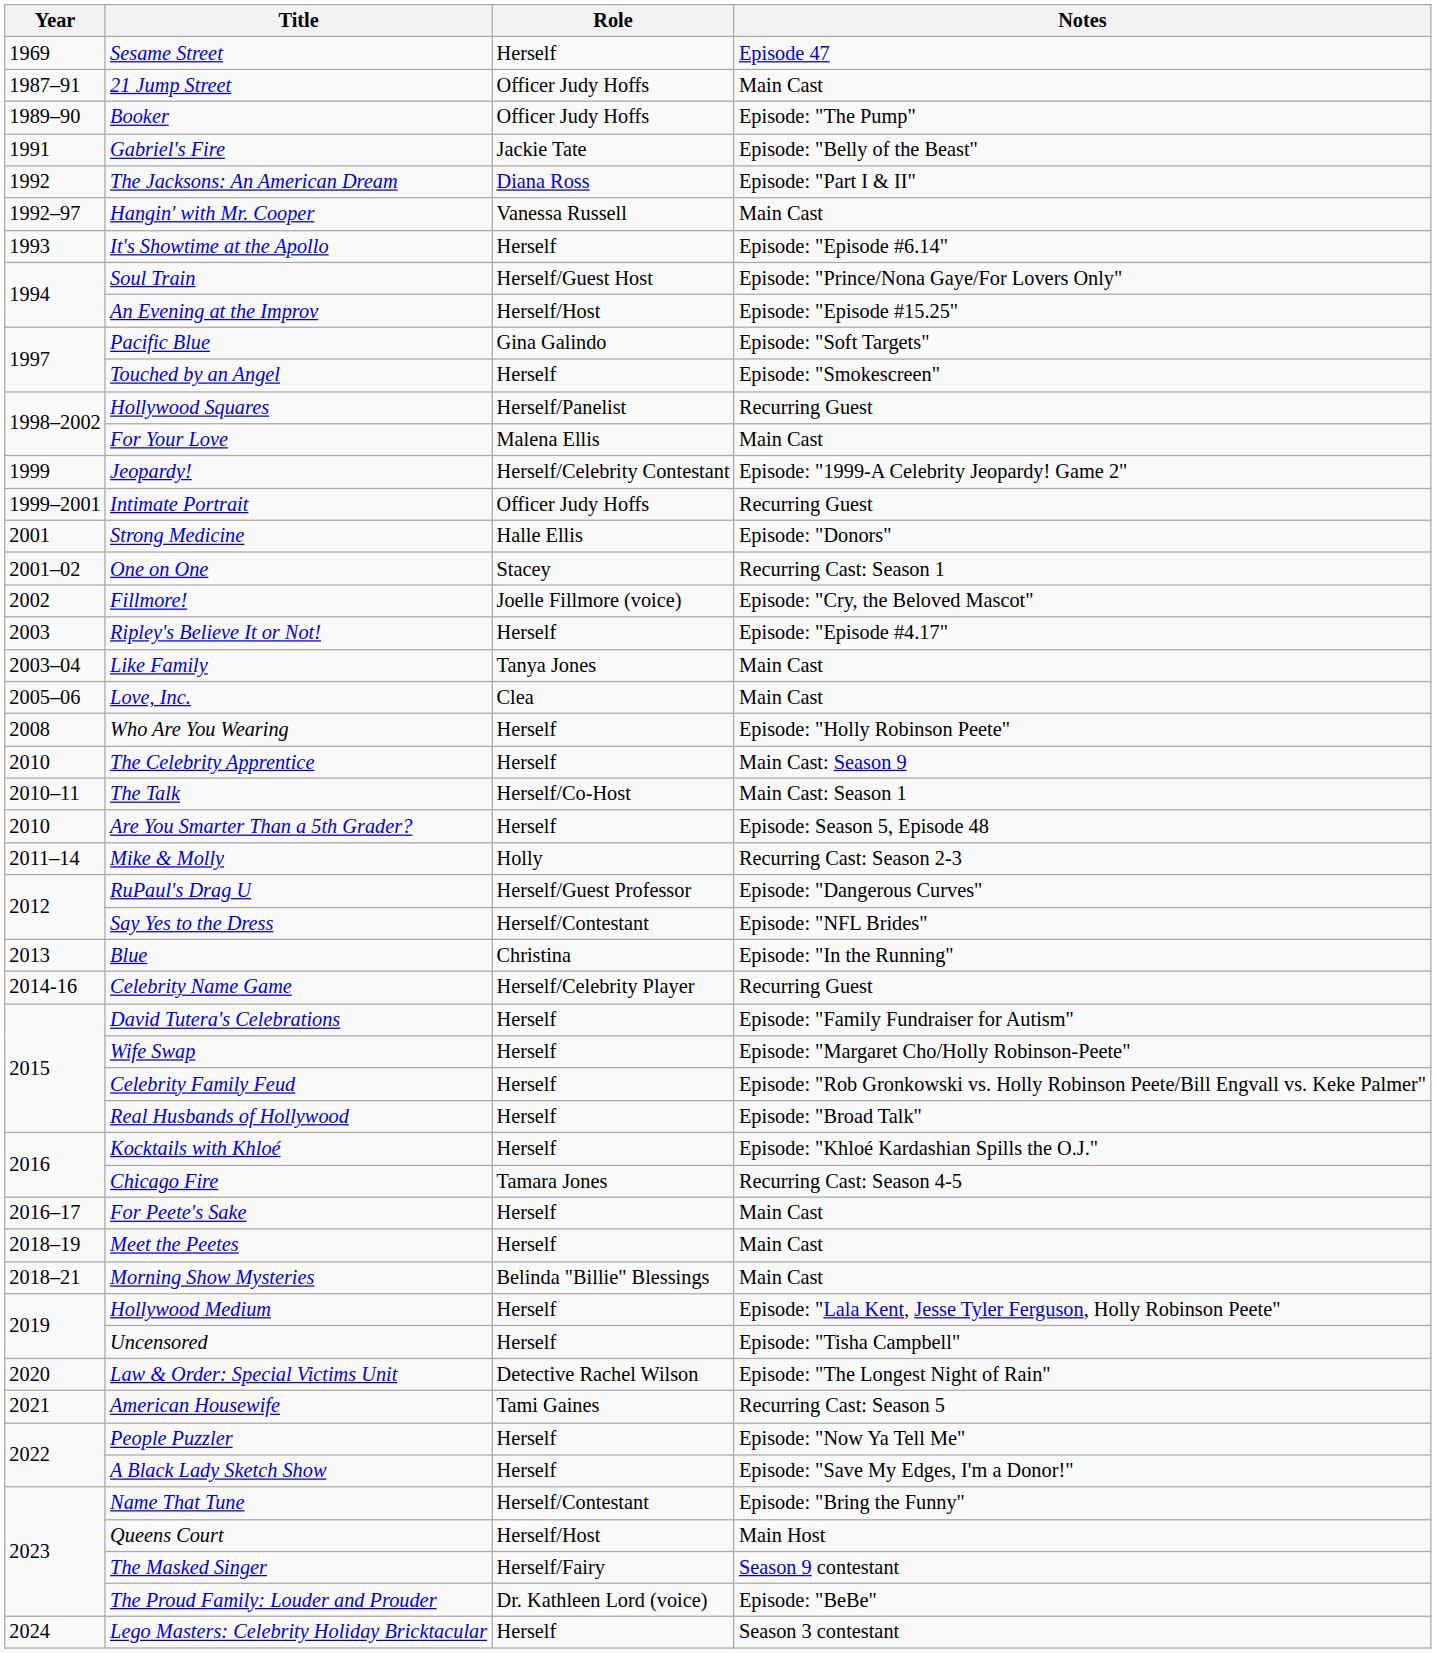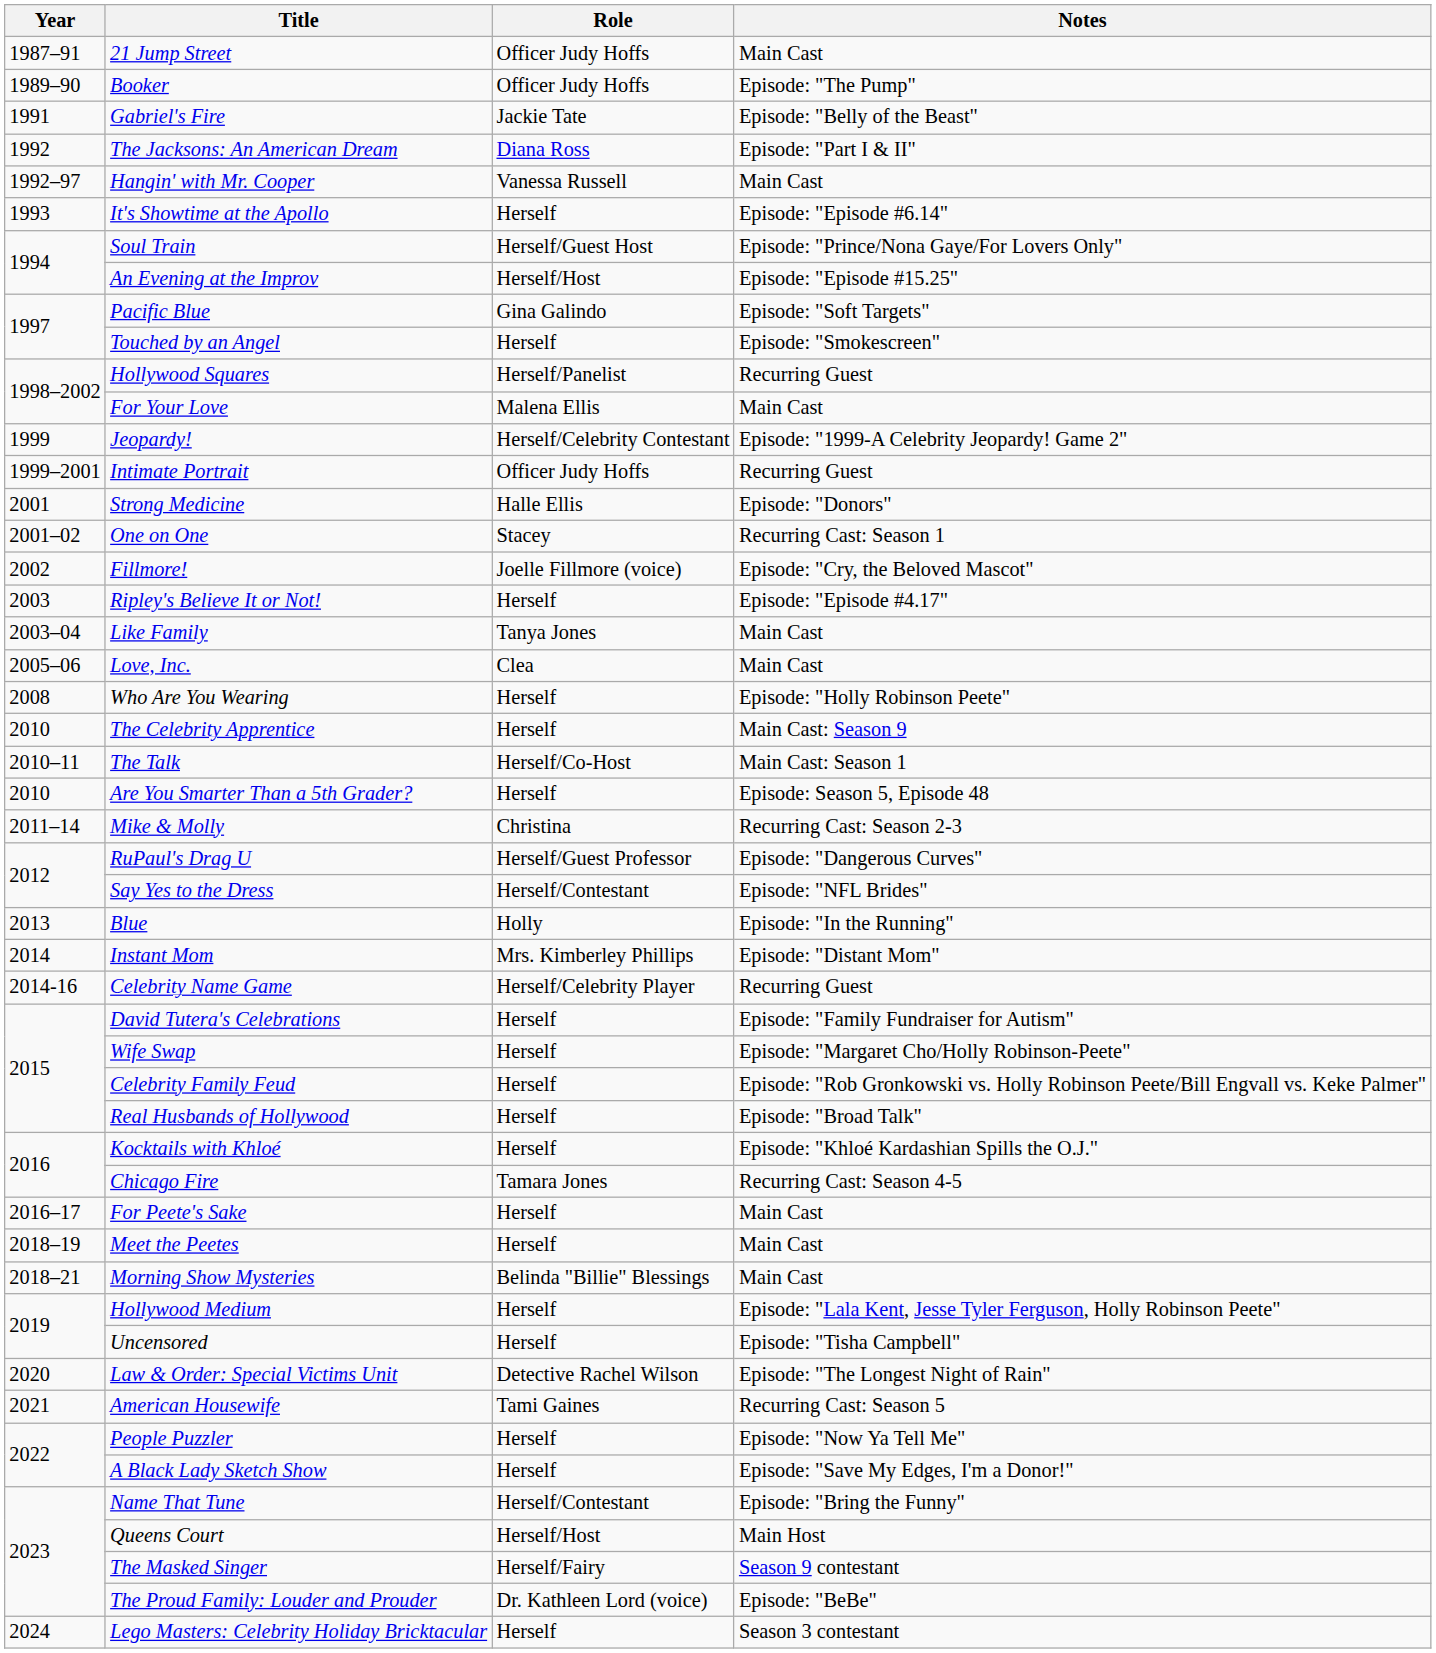- row: (166, 52)
(520, 858) Holly -> (534, 826) Christina
(534, 955) Christina -> (520, 922) Holly
+ row: (162, 955)
